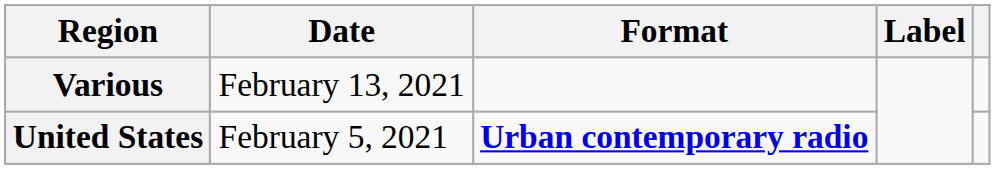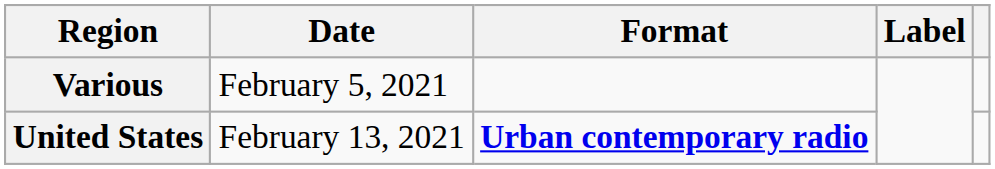(342, 84) February 13, 2021 -> (333, 84) February 5, 2021
(333, 137) February 5, 2021 -> (342, 137) February 13, 2021
